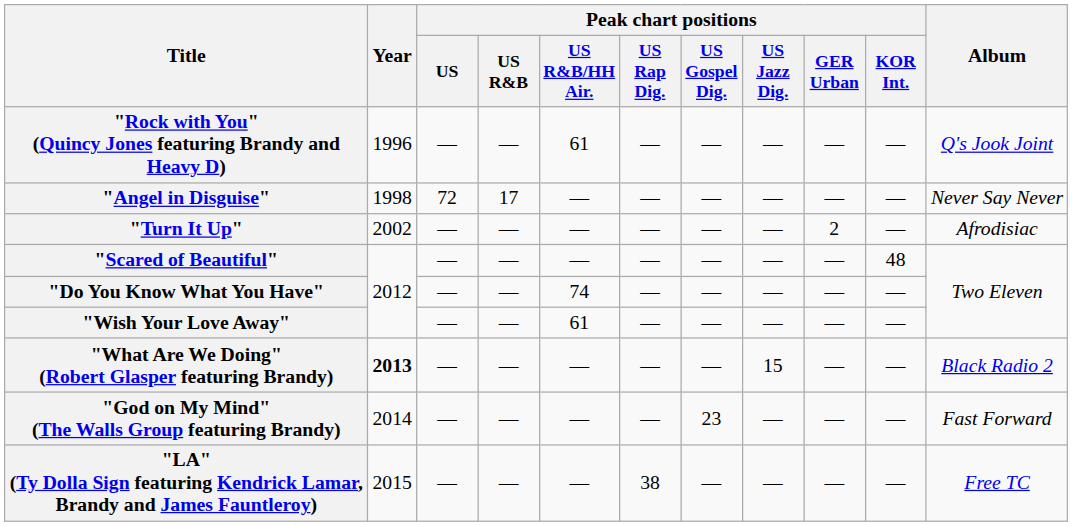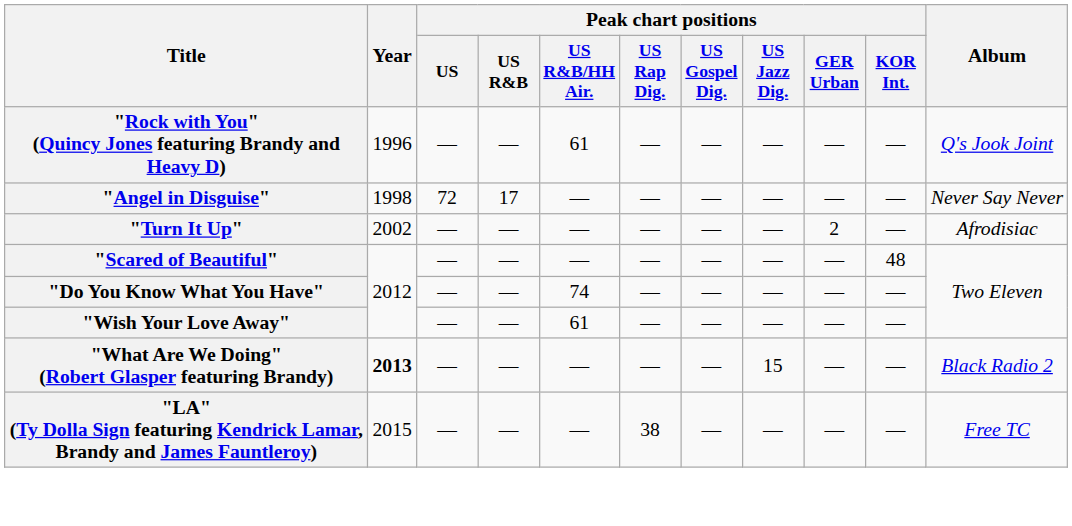- row: (186, 418)
